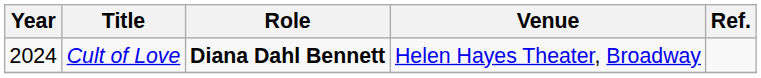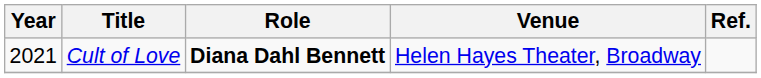(33, 55) 2024 -> (33, 55) 2021
